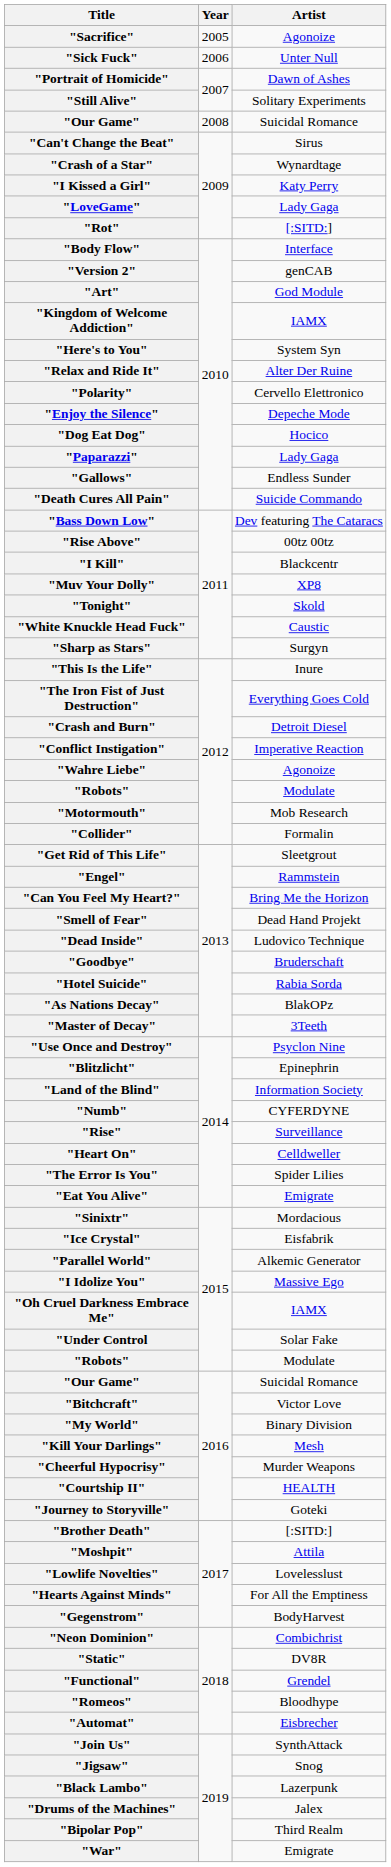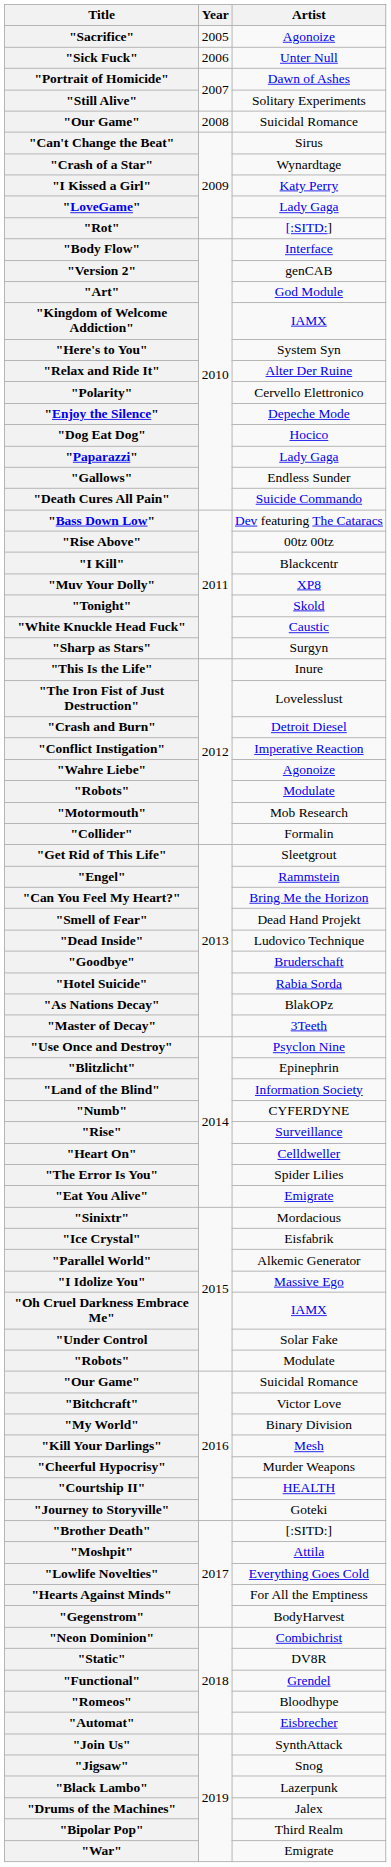(309, 698) Everything Goes Cold -> (309, 698) Lovelesslust
(309, 1573) Lovelesslust -> (309, 1573) Everything Goes Cold
